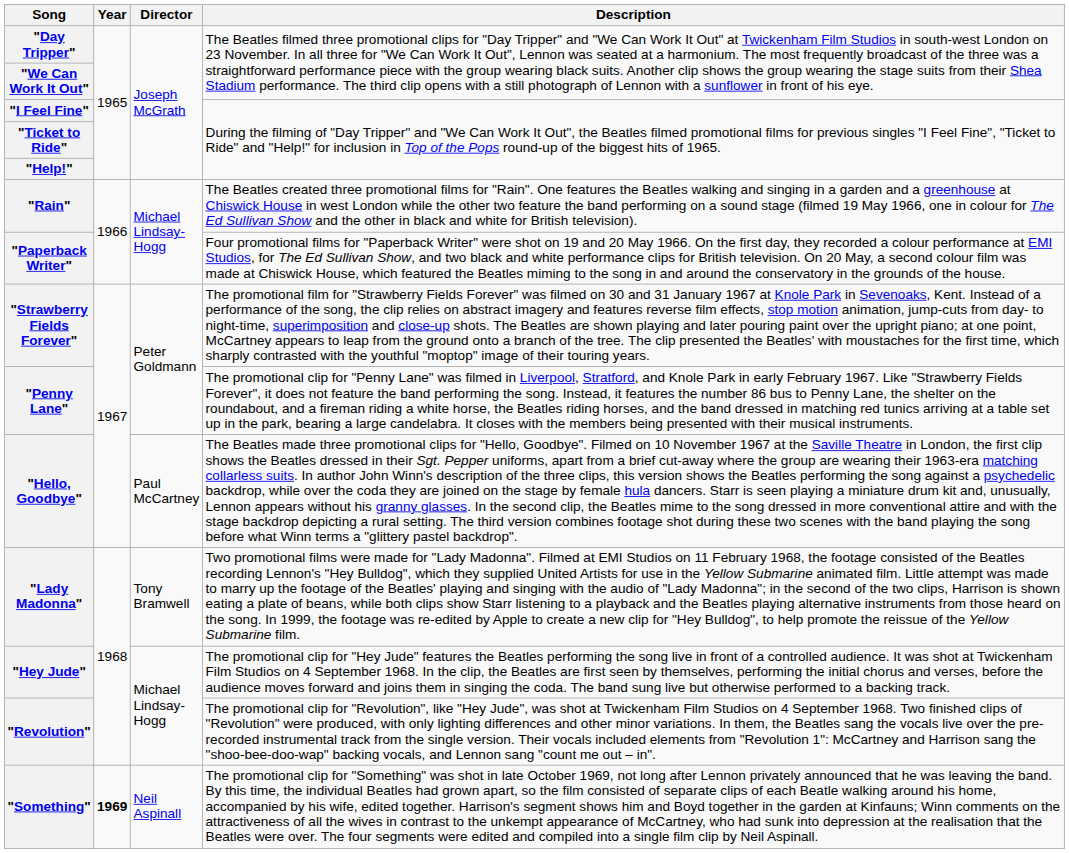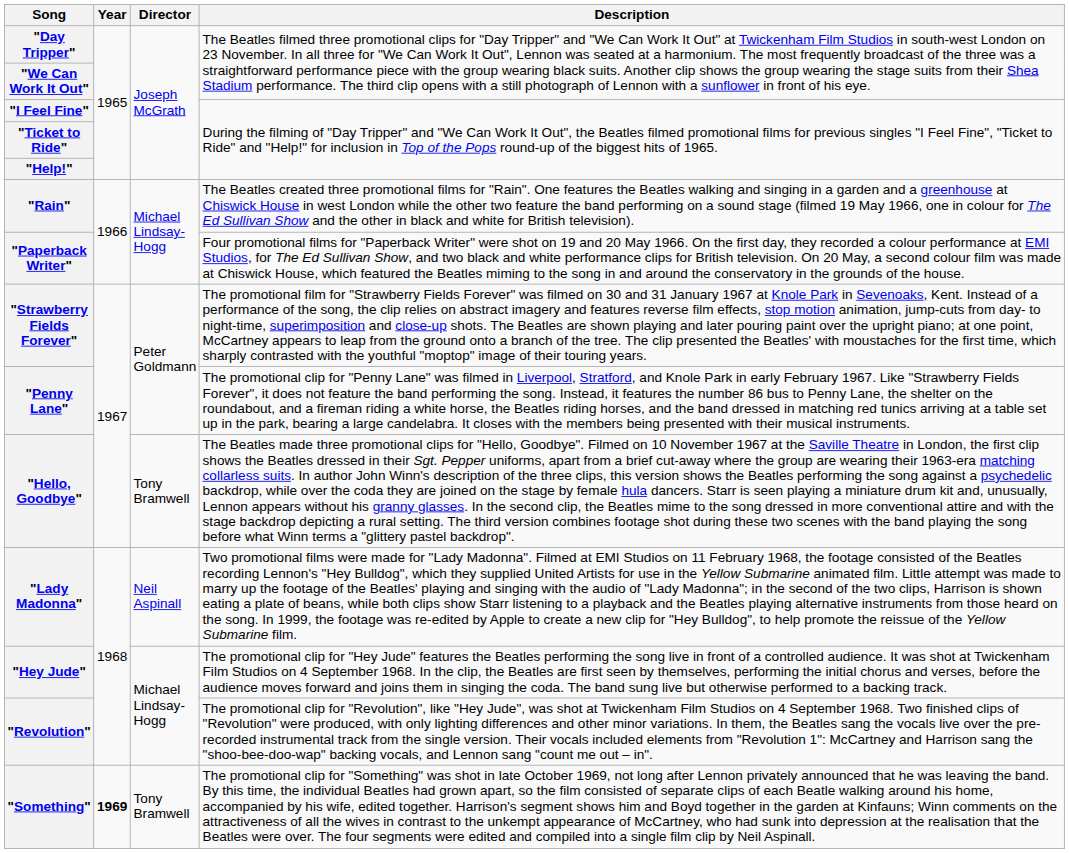(166, 491) Paul McCartney -> (161, 491) Tony Bramwell
(161, 596) Tony Bramwell -> (157, 596) Neil Aspinall
(157, 806) Neil Aspinall -> (161, 806) Tony Bramwell
